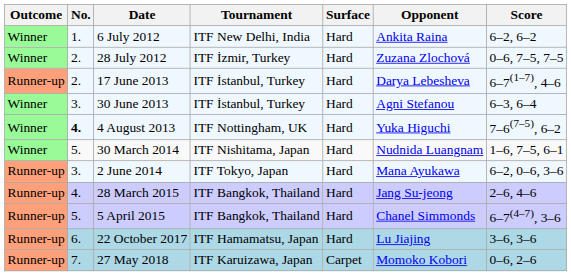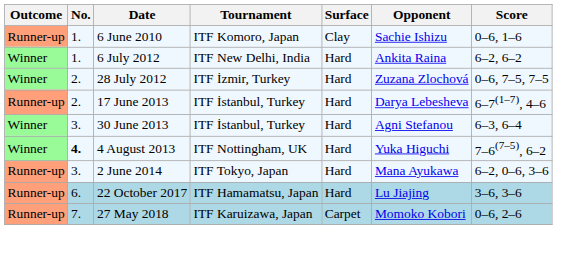+ row: (129, 36)
- row: (138, 150)
- row: (138, 192)
- row: (131, 216)
